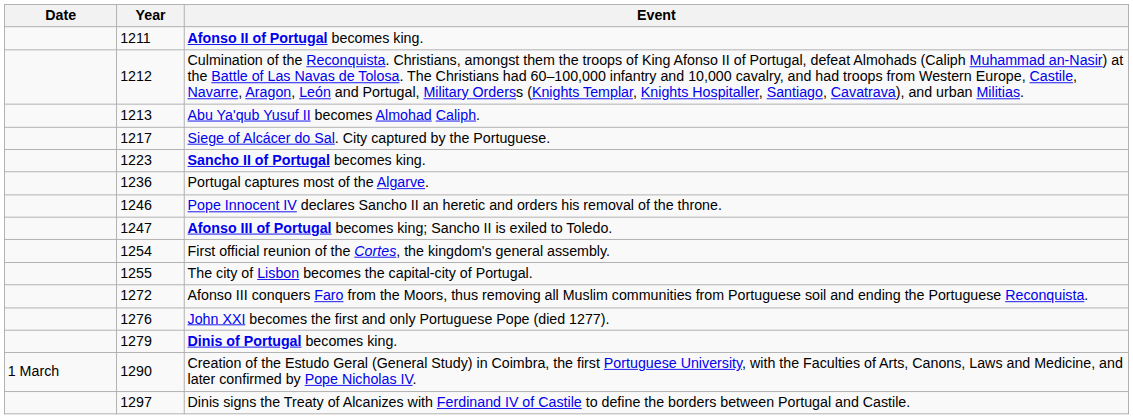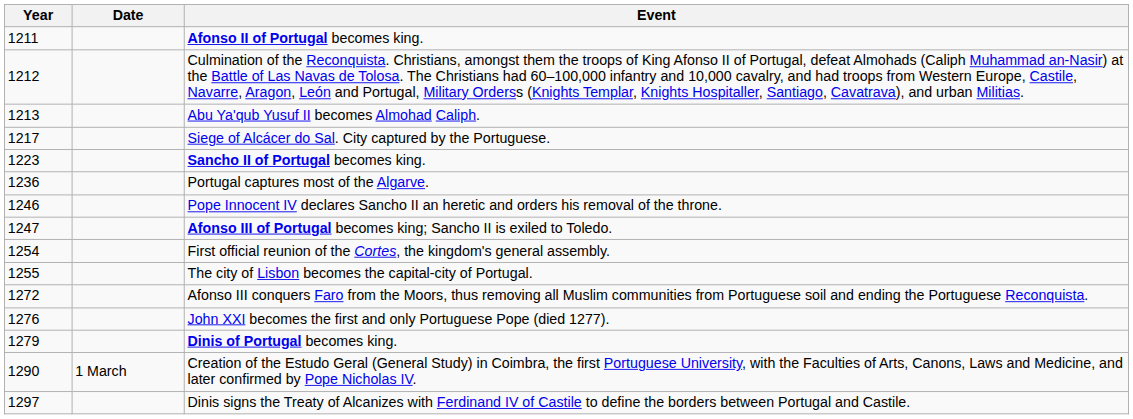columns swapped: (151, 15) <-> (61, 15)
